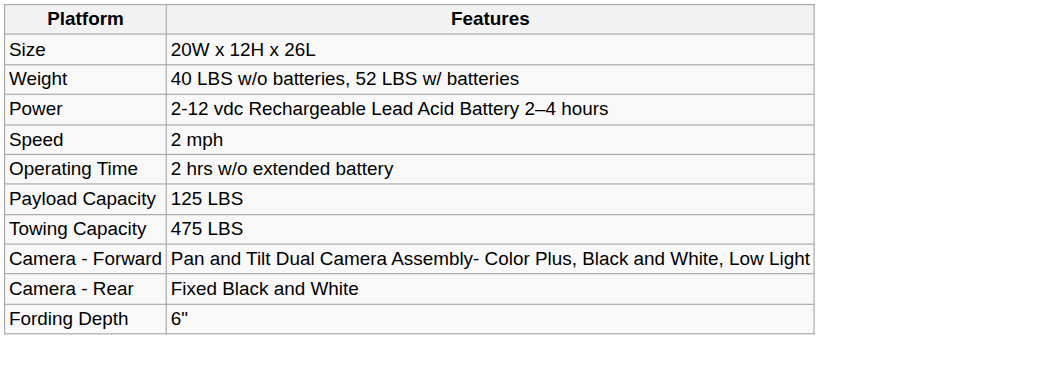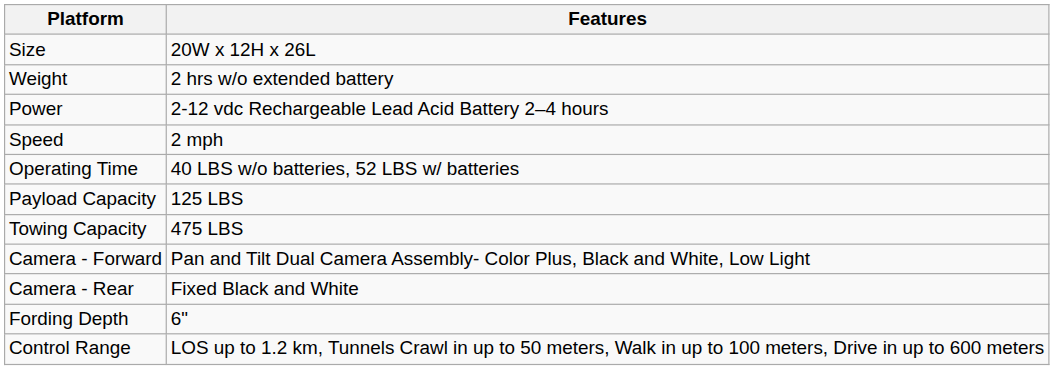(345, 79) 40 LBS w/o batteries, 52 LBS w/ batteries -> (282, 79) 2 hrs w/o extended battery
(282, 169) 2 hrs w/o extended battery -> (345, 169) 40 LBS w/o batteries, 52 LBS w/ batteries
+ row: (70, 348)
